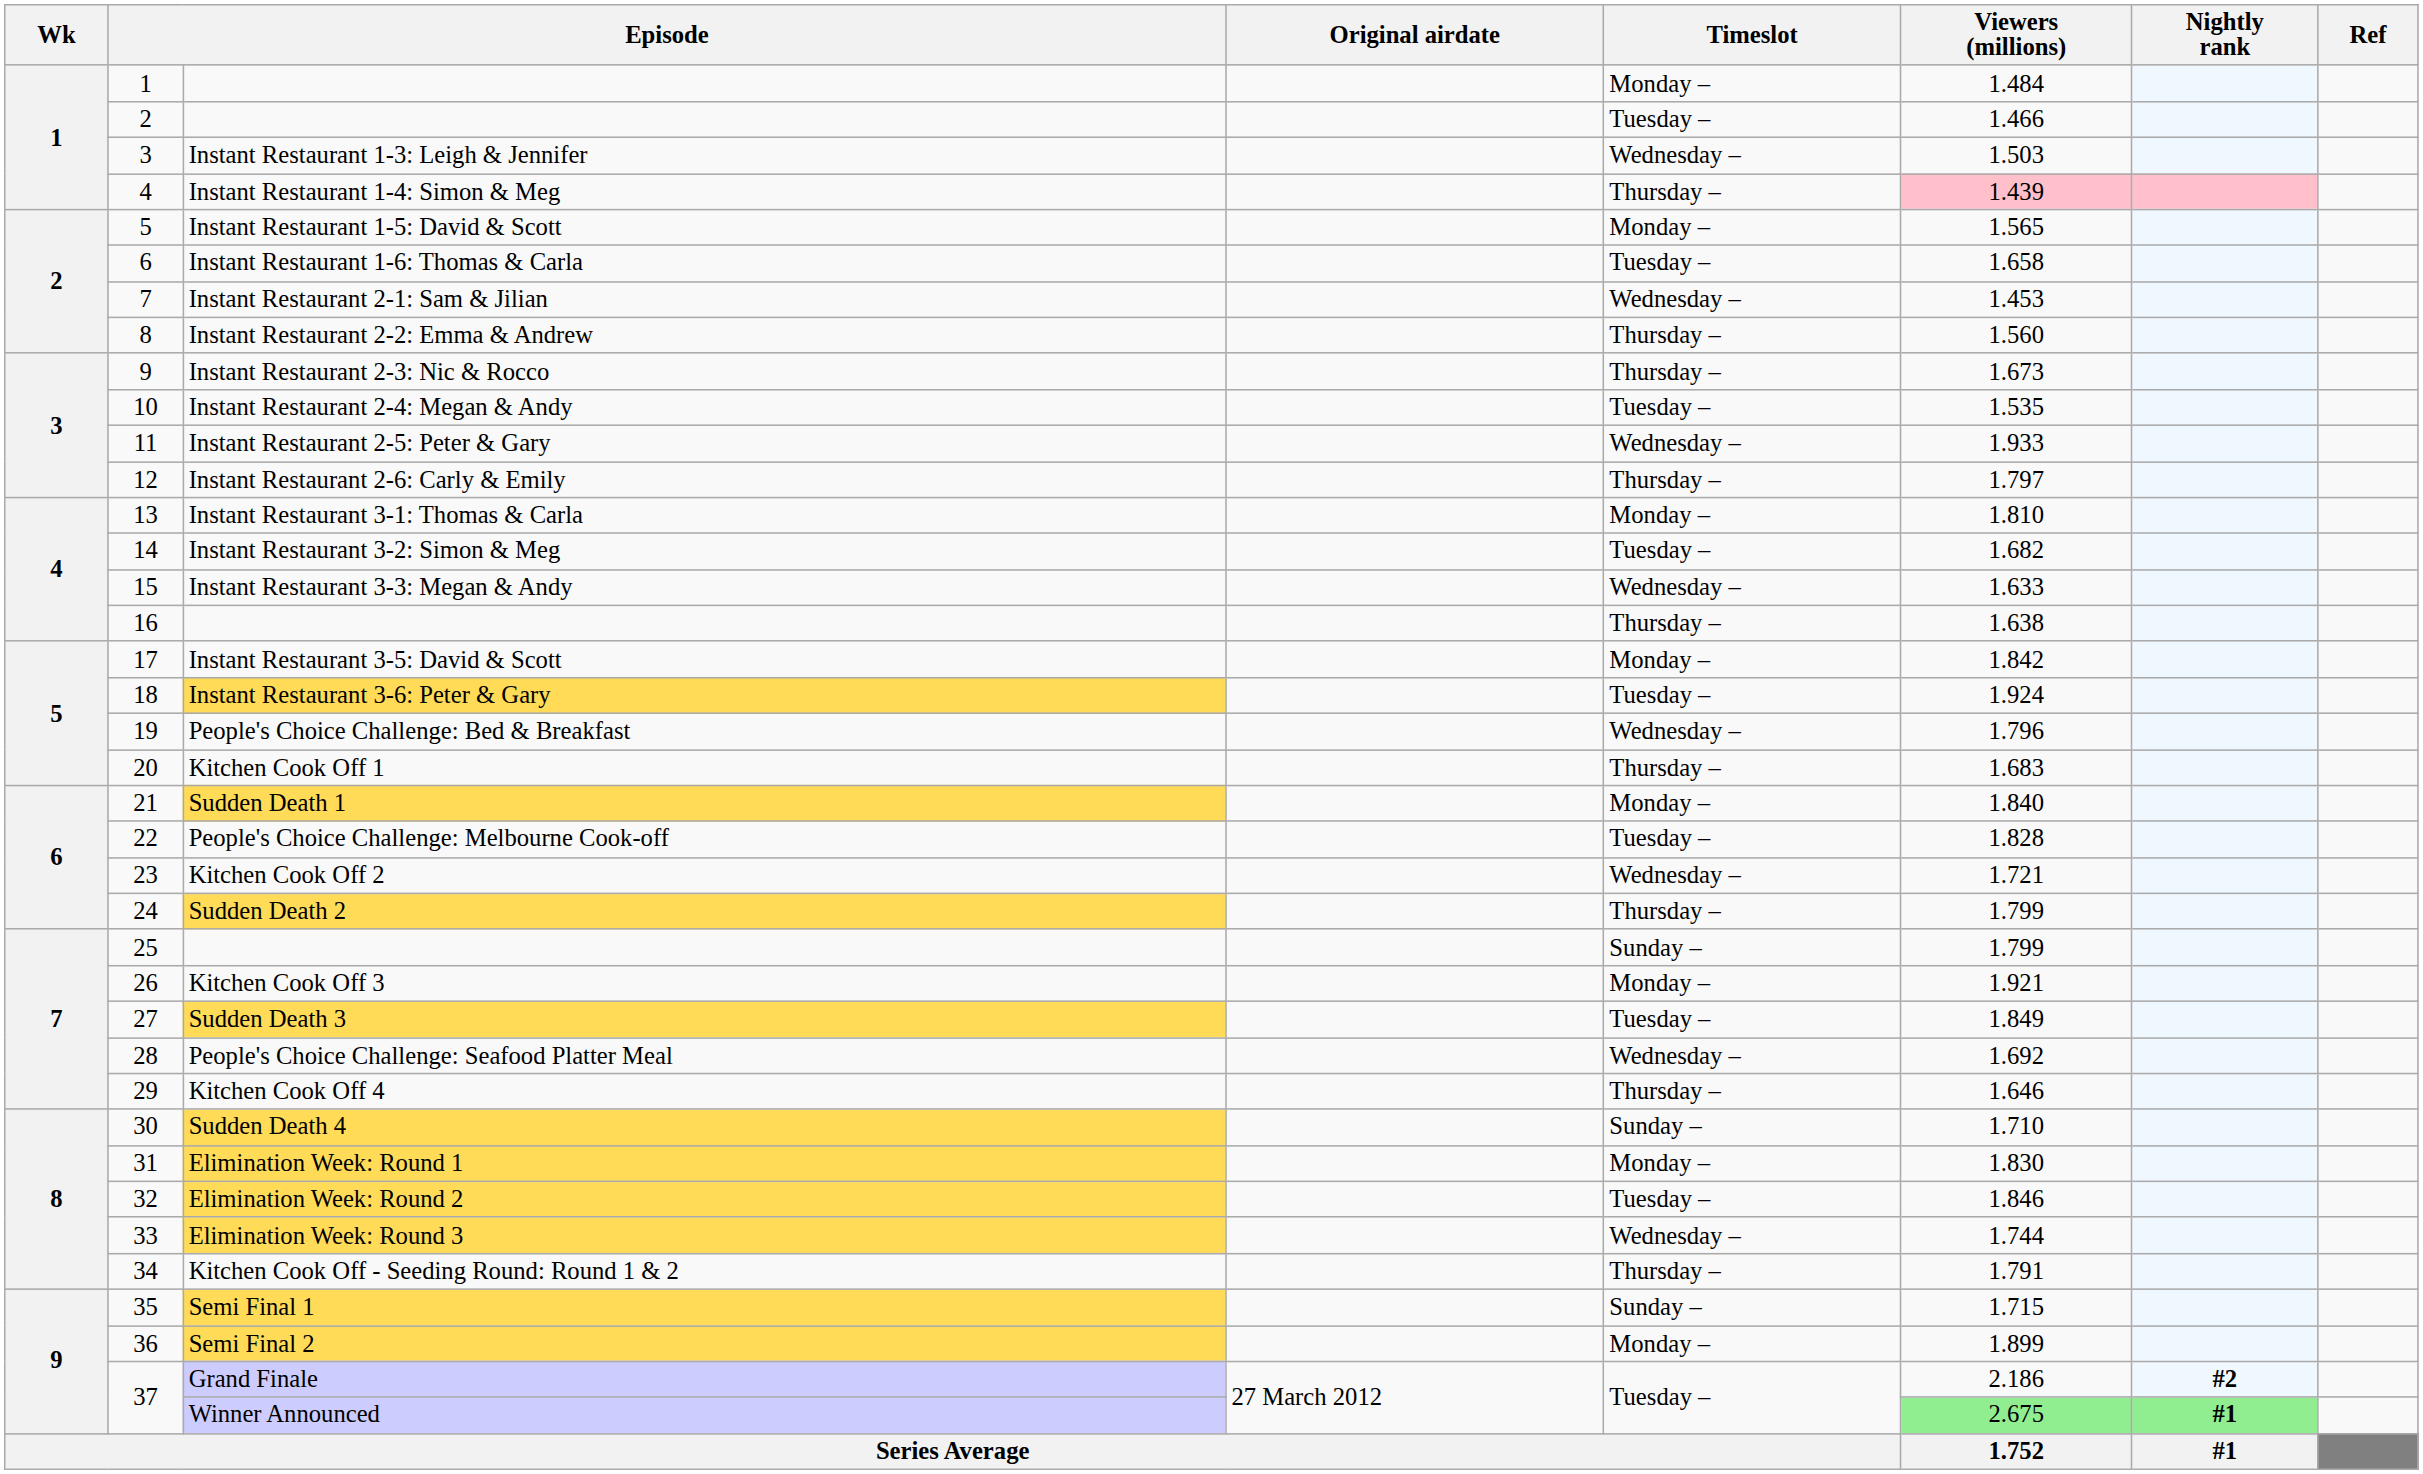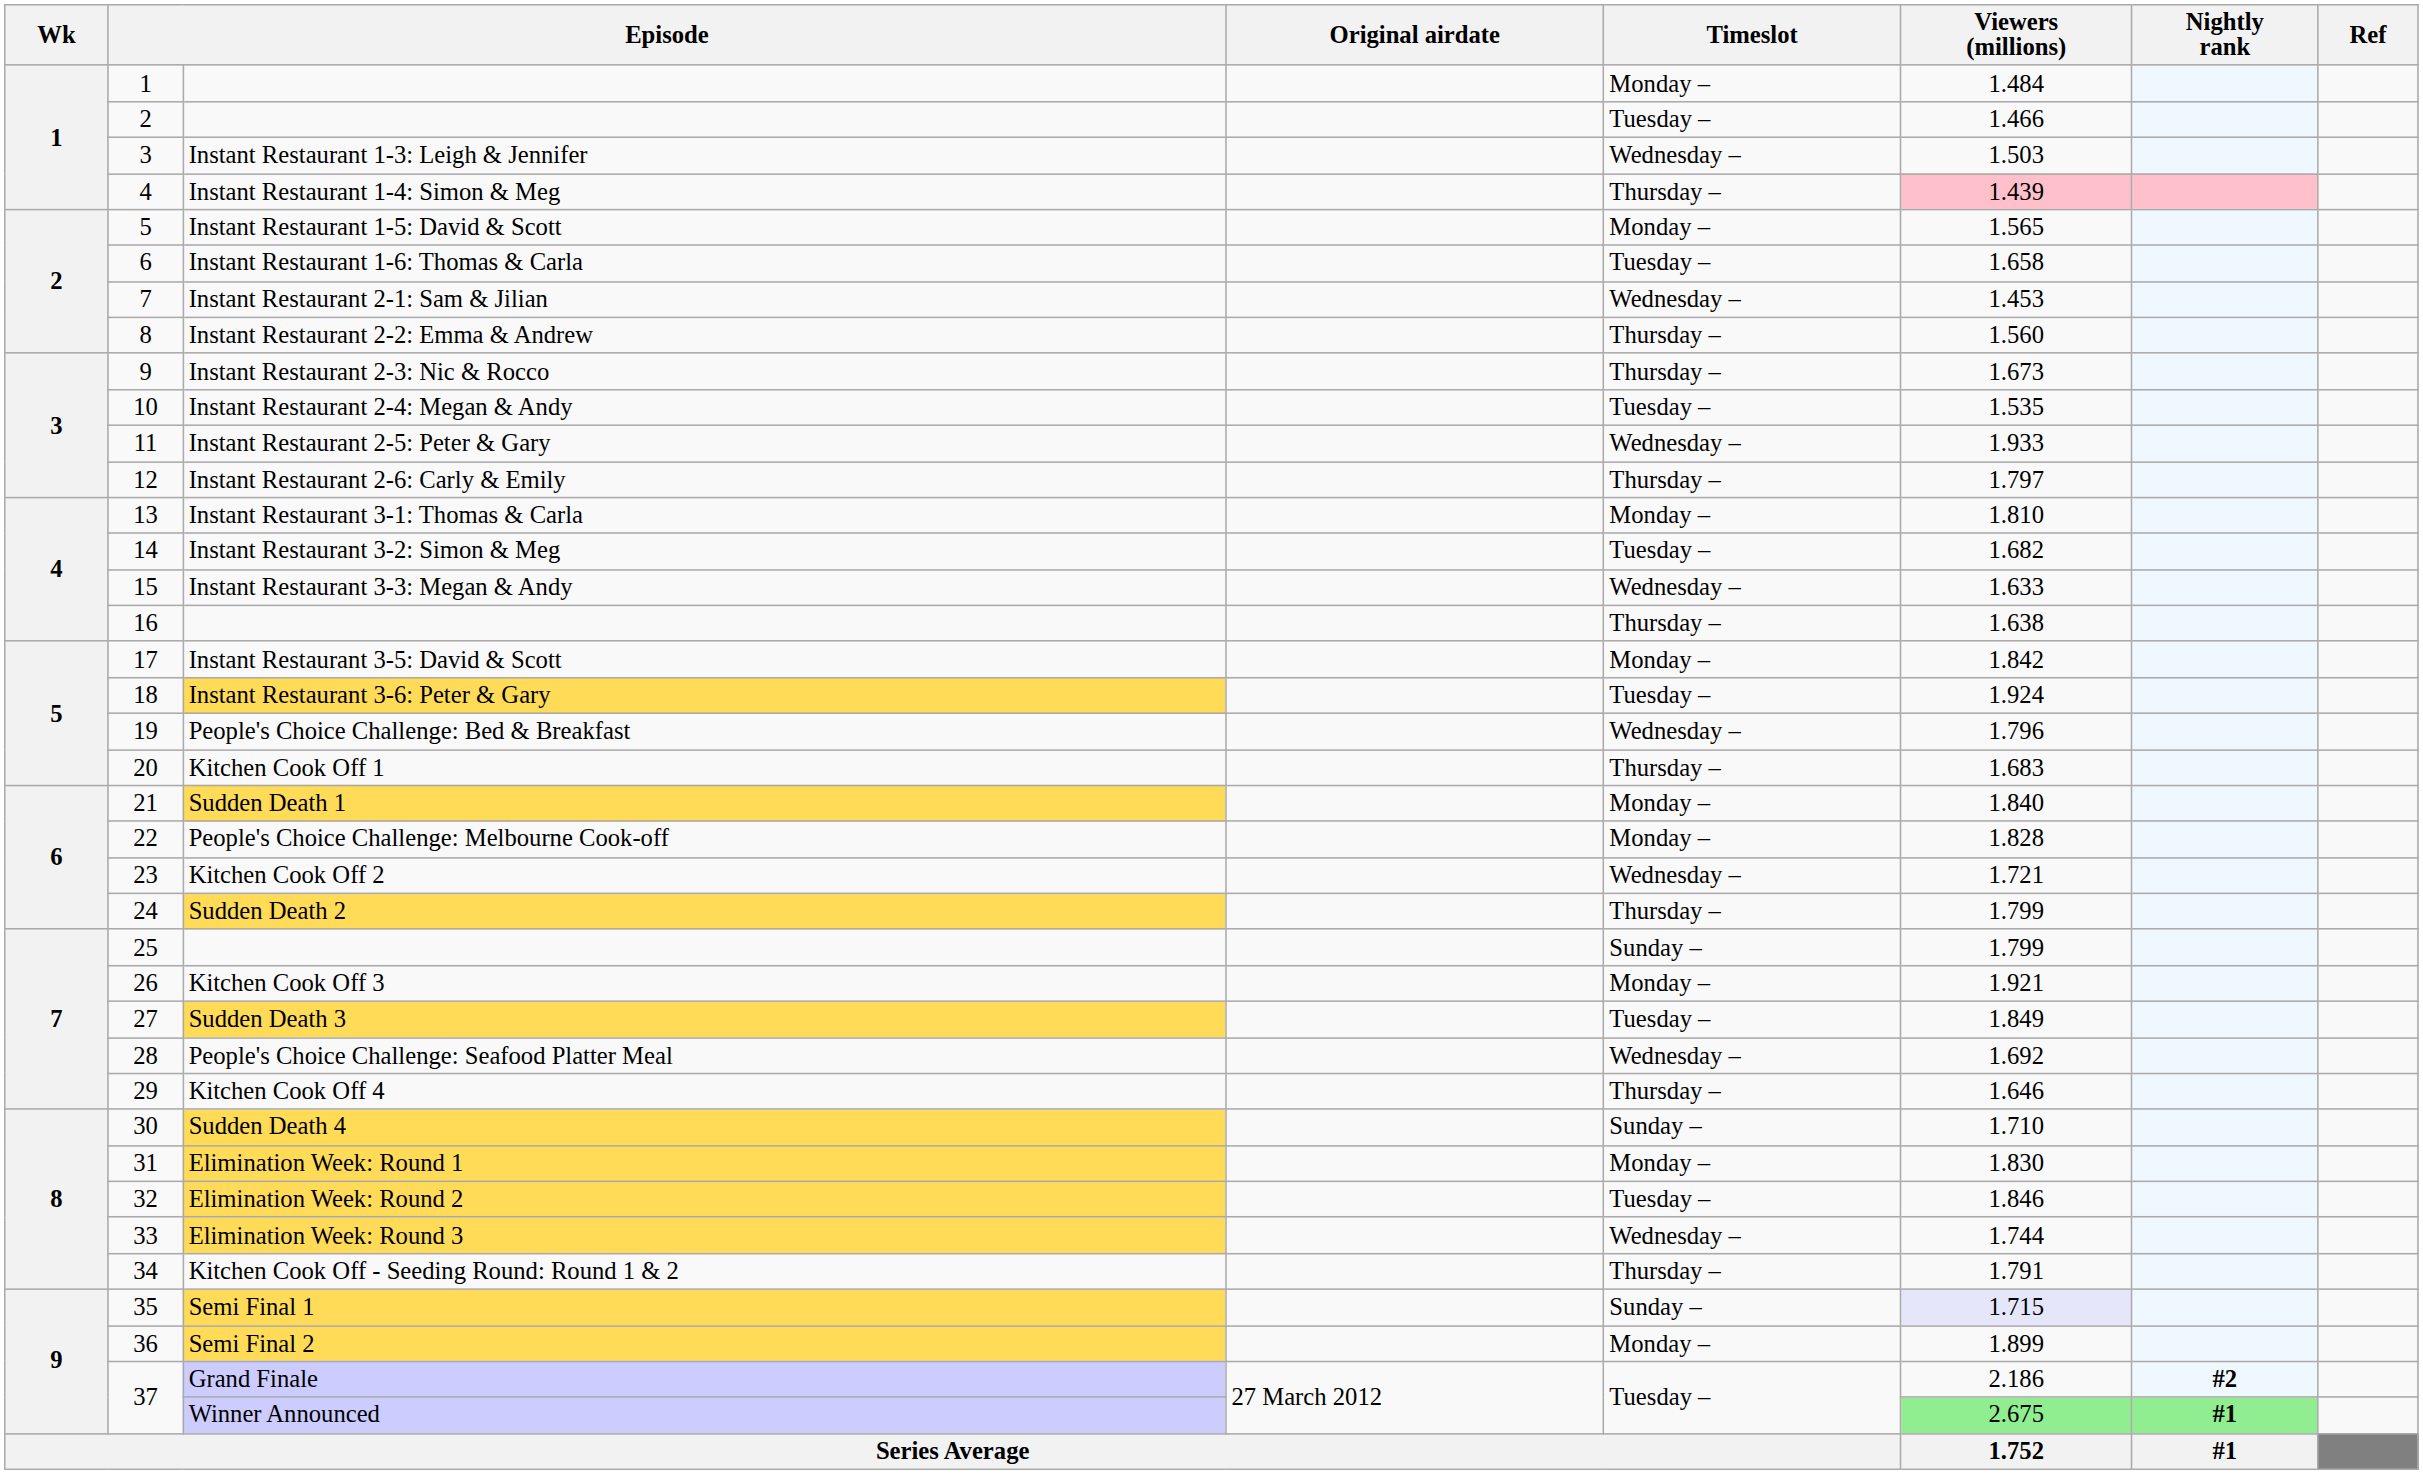(1660, 839) Tuesday – -> (1660, 839) Monday –
(2016, 1307) no background -> (2016, 1307) lavender background
